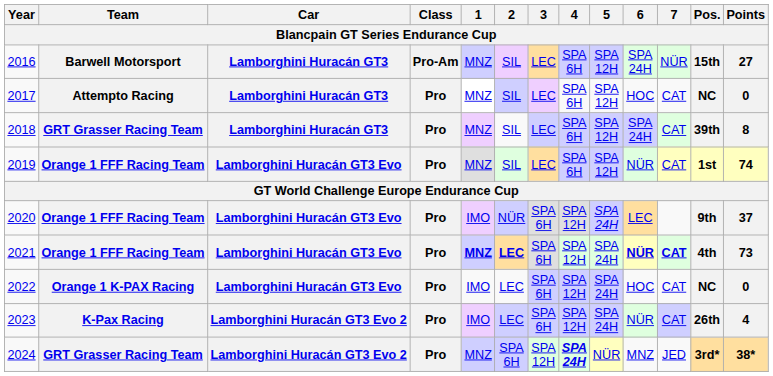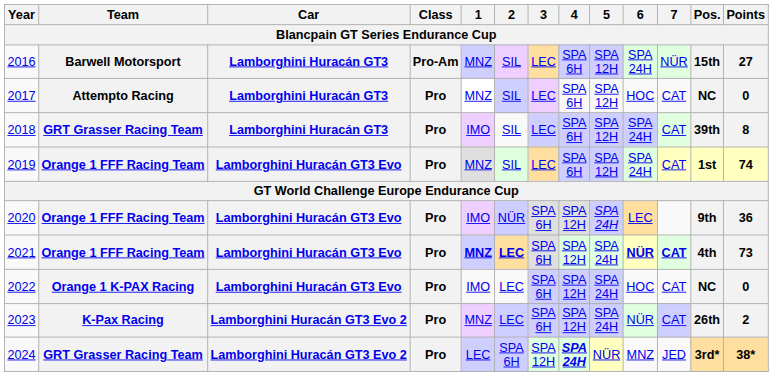(478, 130) MNZ -> (478, 130) IMO
(640, 164) NÜR -> (640, 164) SPA 24H
(746, 218) 37 -> (746, 218) 36
(478, 321) IMO -> (478, 321) MNZ
(746, 321) 4 -> (746, 321) 2
(478, 355) MNZ -> (478, 355) LEC
